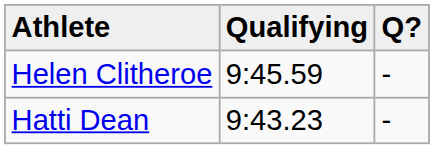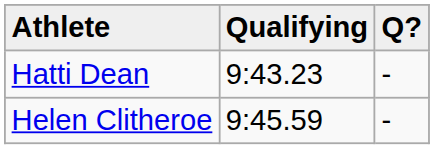rows swapped: (80, 119) <-> (112, 73)
